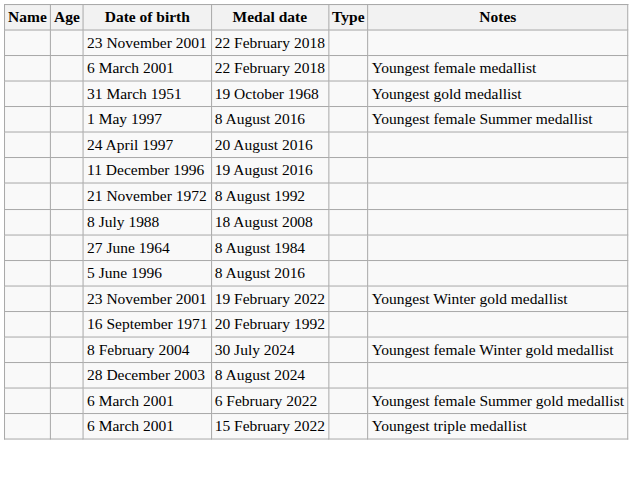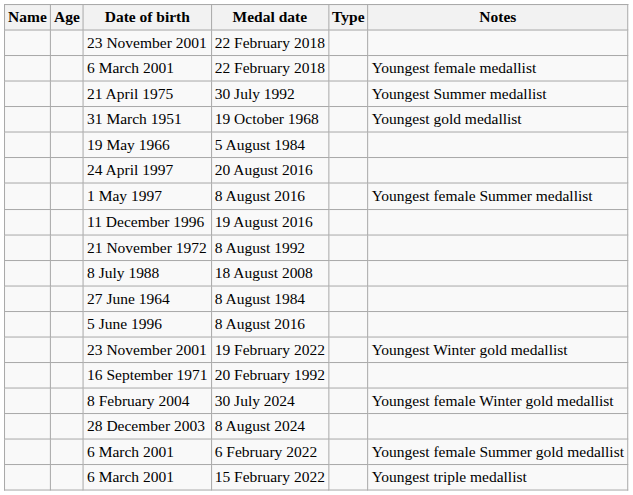+ row: (130, 94)
+ row: (128, 145)
rows swapped: (125, 119) <-> (130, 145)
